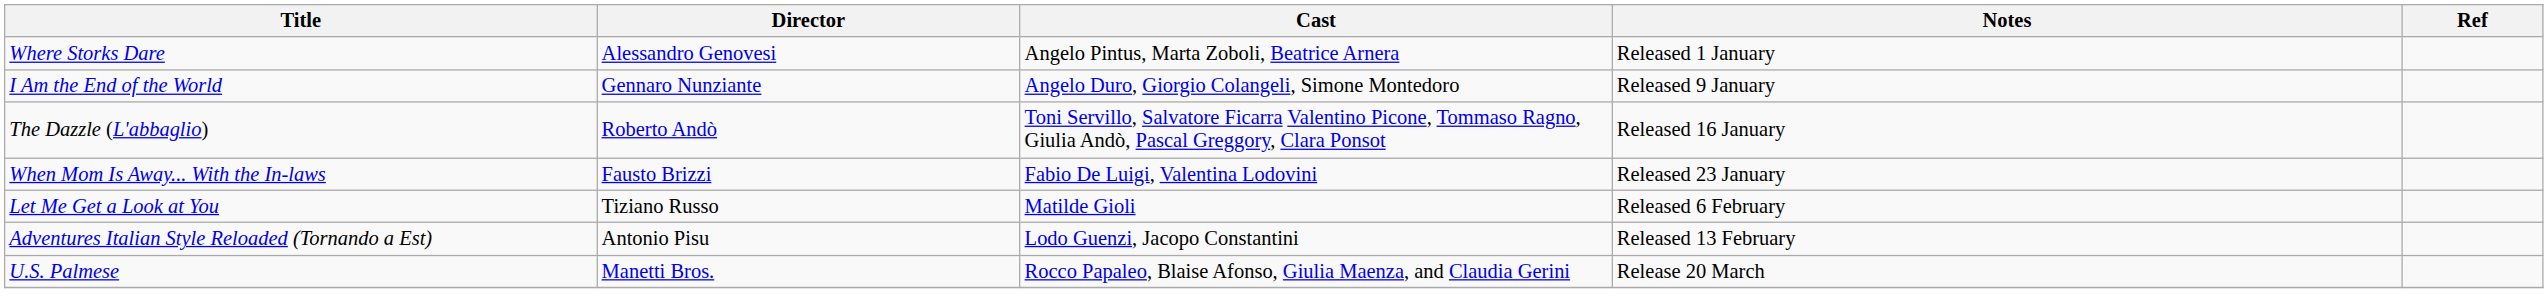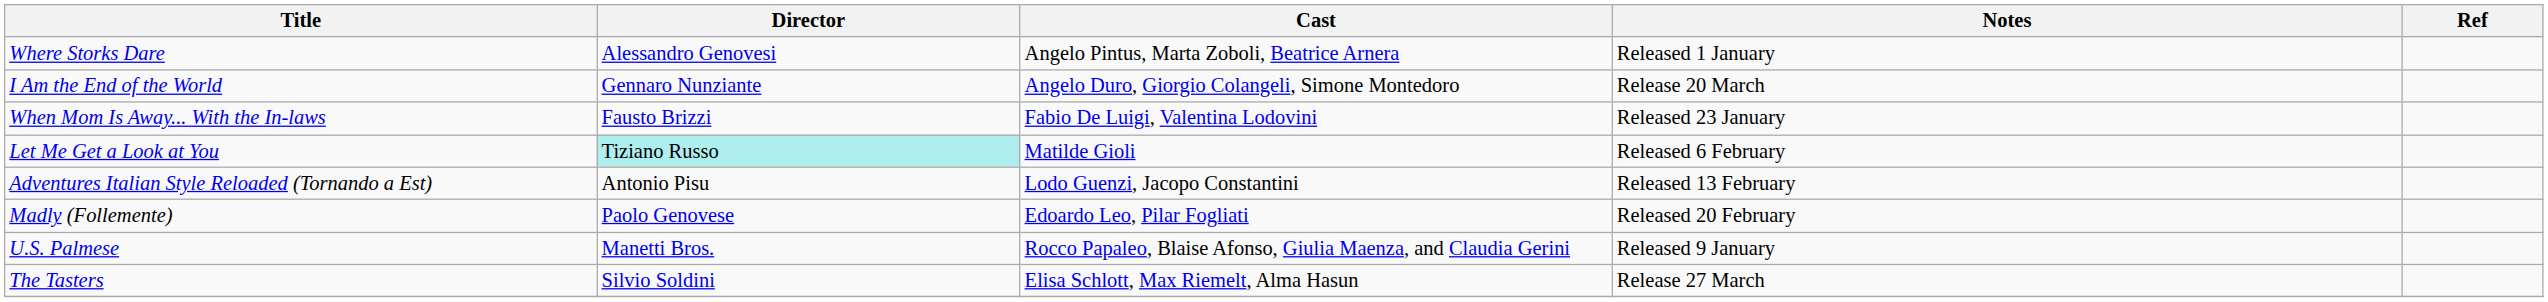(1696, 85) Released 9 January -> (1691, 85) Release 20 March
- row: (109, 129)
(660, 206) no background -> (660, 150) paleturquoise background
+ row: (91, 215)
(1691, 271) Release 20 March -> (1696, 248) Released 9 January
+ row: (56, 280)
